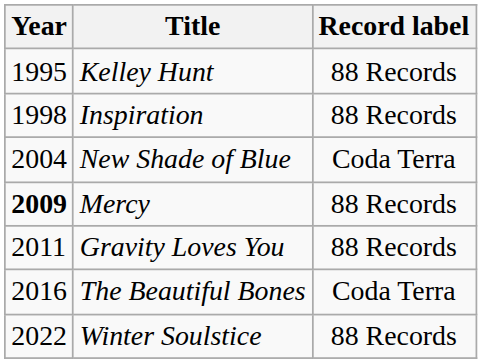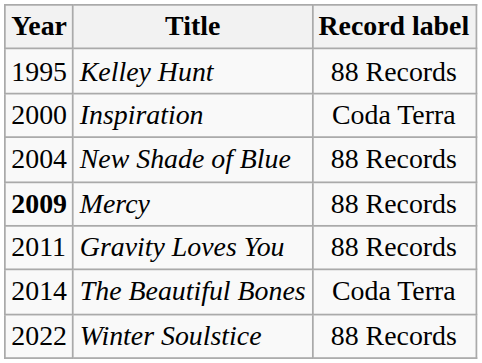(39, 114) 1998 -> (39, 114) 2000
(394, 114) 88 Records -> (394, 114) Coda Terra
(394, 159) Coda Terra -> (394, 159) 88 Records
(39, 291) 2016 -> (39, 291) 2014
